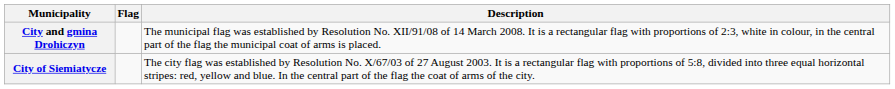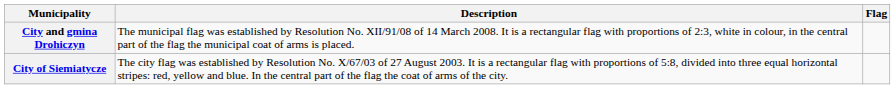columns swapped: (128, 13) <-> (516, 13)
